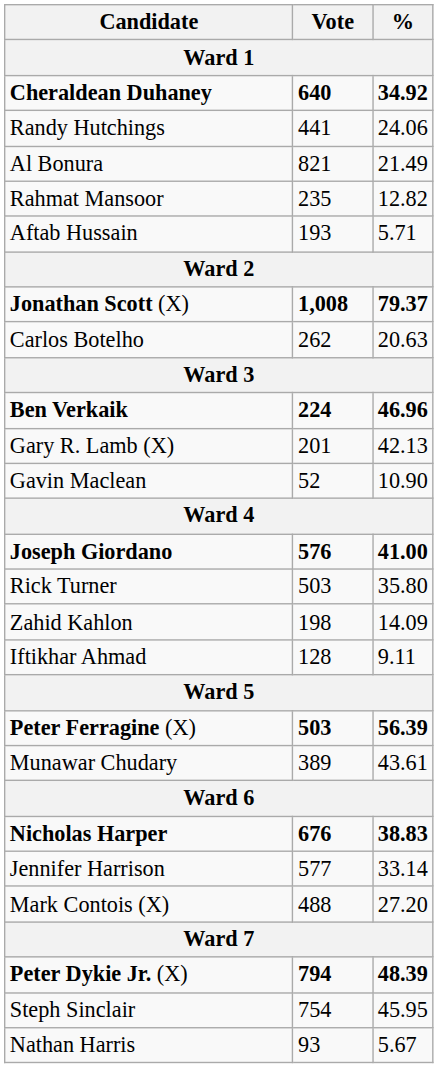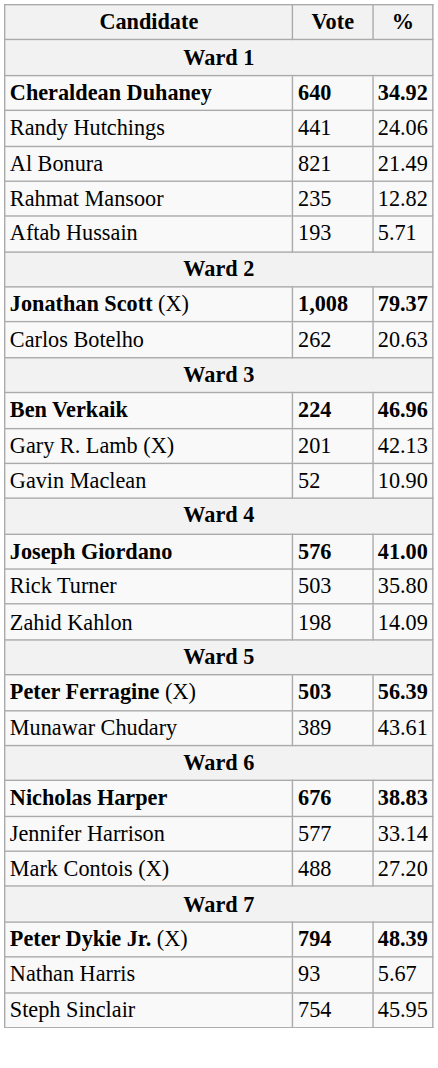- row: (78, 657)
rows swapped: (73, 1009) <-> (73, 1045)
